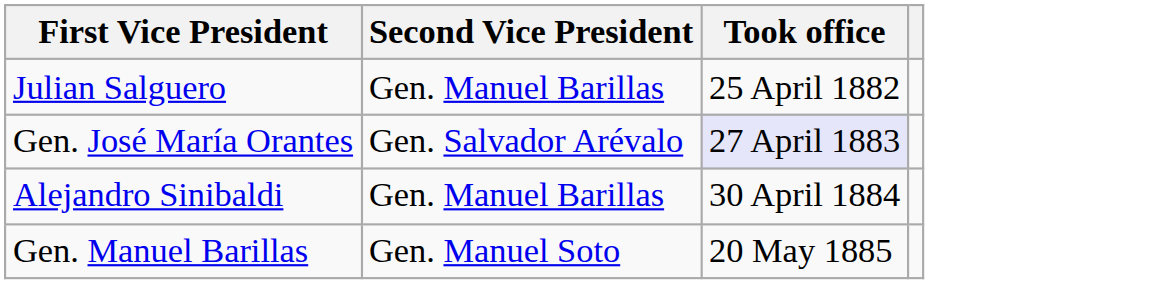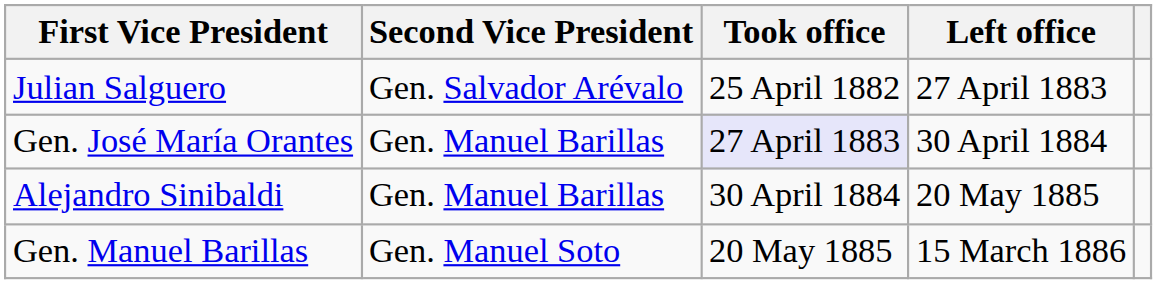+ column: (1021, 31)
(517, 86) Gen. Manuel Barillas -> (526, 86) Gen. Salvador Arévalo
(526, 140) Gen. Salvador Arévalo -> (517, 140) Gen. Manuel Barillas
